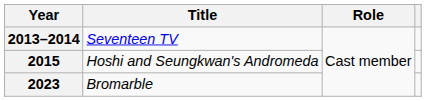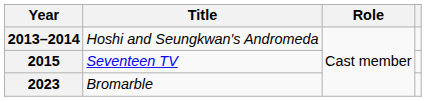(132, 38) Seventeen TV -> (202, 38) Hoshi and Seungkwan's Andromeda
(202, 61) Hoshi and Seungkwan's Andromeda -> (132, 61) Seventeen TV
